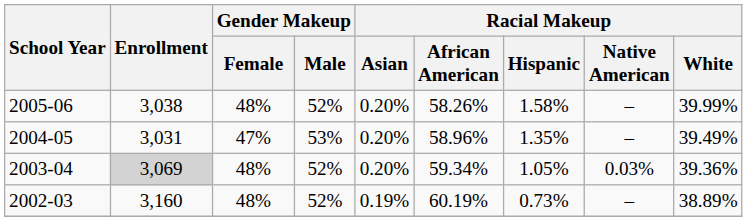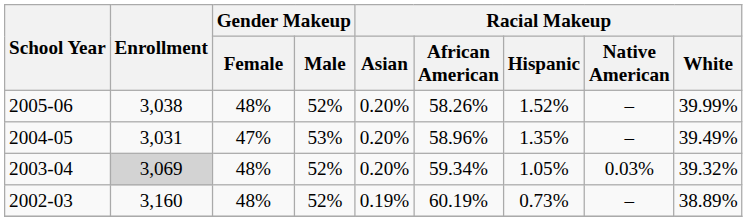(544, 106) 1.58% -> (544, 106) 1.52%
(708, 169) 39.36% -> (708, 169) 39.32%
